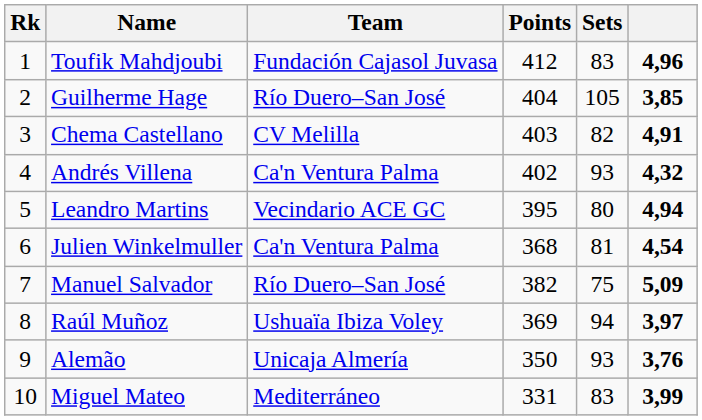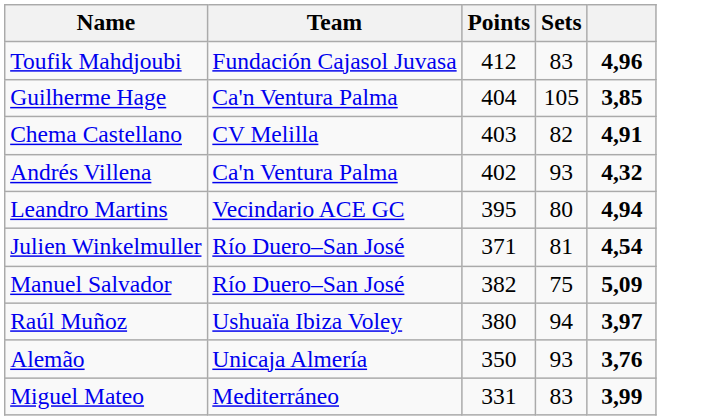- column: (25, 23)
(349, 97) Río Duero–San José -> (305, 97) Ca'n Ventura Palma
(346, 246) Ca'n Ventura Palma -> (308, 246) Río Duero–San José
(540, 246) 368 -> (499, 246) 371
(540, 321) 369 -> (499, 321) 380
